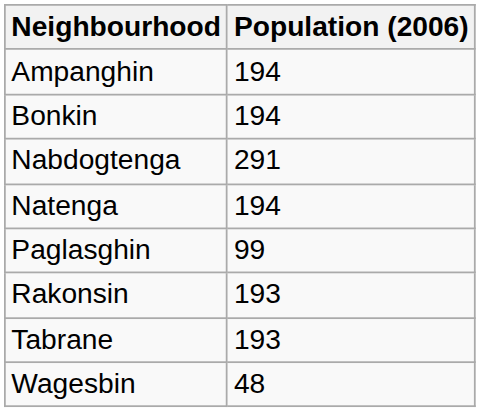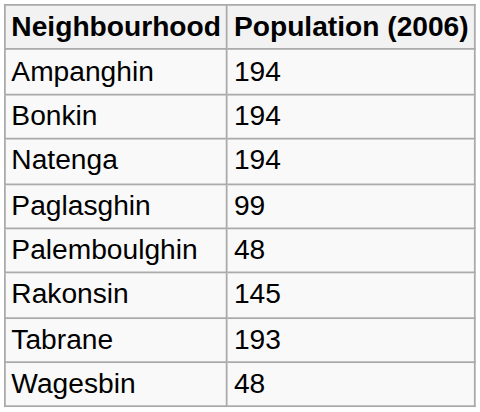- row: (96, 160)
+ row: (105, 250)
(257, 294) 193 -> (257, 294) 145
